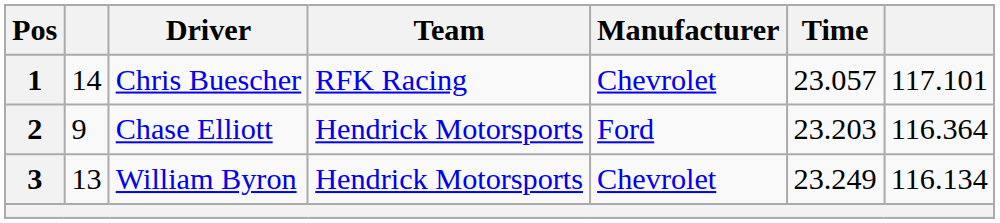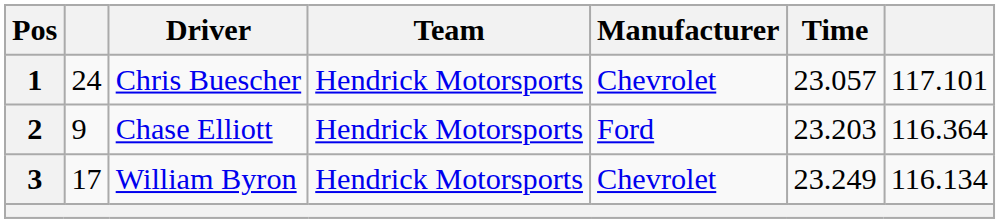(87, 79) 14 -> (87, 79) 24
(391, 79) RFK Racing -> (449, 79) Hendrick Motorsports
(87, 179) 13 -> (87, 179) 17
